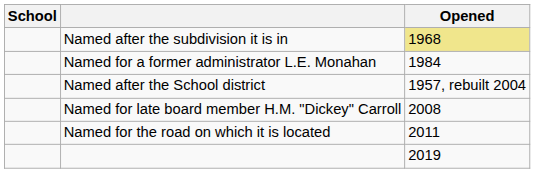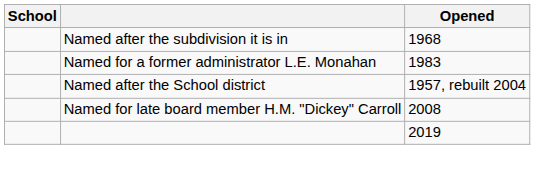(425, 39) khaki background -> (425, 39) no background
(425, 62) 1984 -> (425, 62) 1983
- row: (197, 132)
